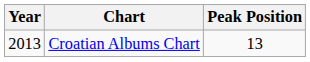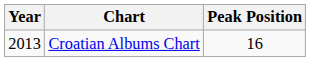(255, 43) 13 -> (255, 43) 16
